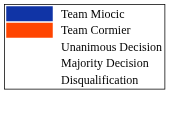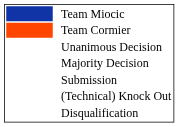+ row: (89, 79)
+ row: (116, 96)
